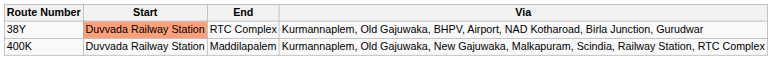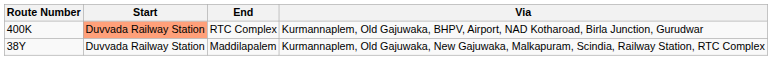(16, 30) 38Y -> (19, 30) 400K
(19, 47) 400K -> (16, 47) 38Y
